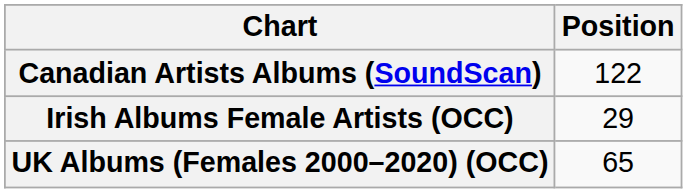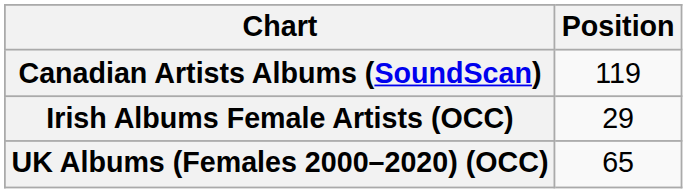(618, 72) 122 -> (618, 72) 119
